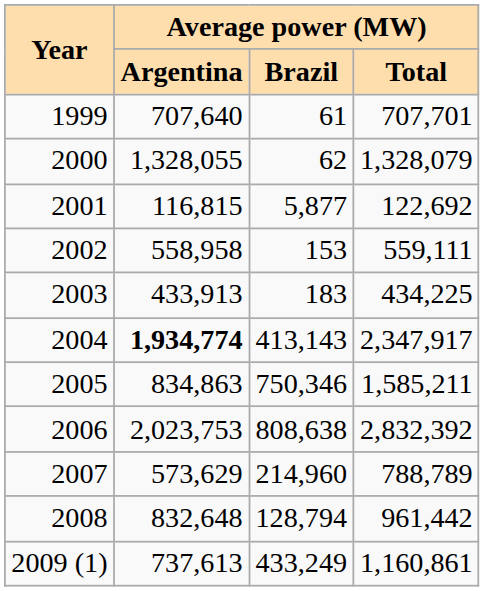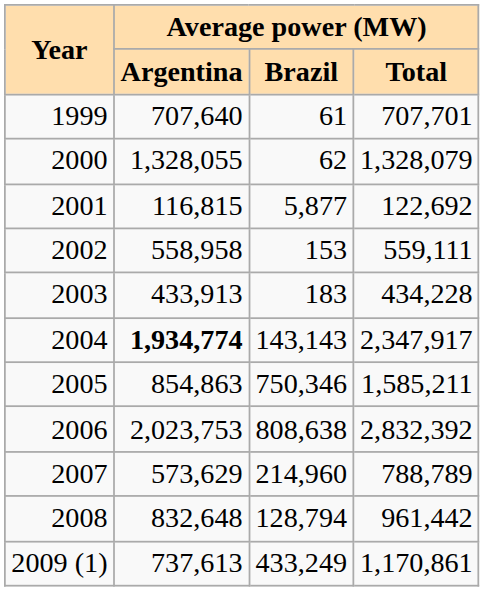(427, 294) 434,225 -> (427, 294) 434,228
(301, 339) 413,143 -> (301, 339) 143,143
(197, 384) 834,863 -> (197, 384) 854,863
(416, 562) 1,160,861 -> (416, 562) 1,170,861
